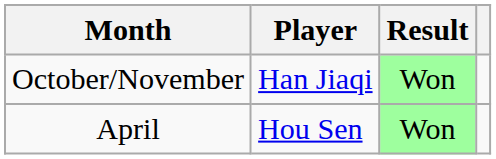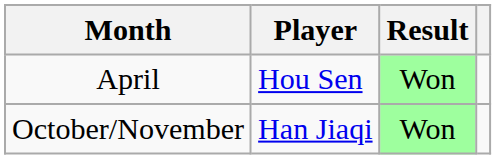rows swapped: (128, 128) <-> (128, 79)
